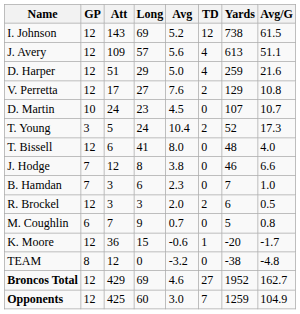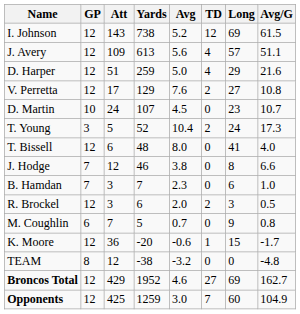columns swapped: (240, 14) <-> (150, 14)
